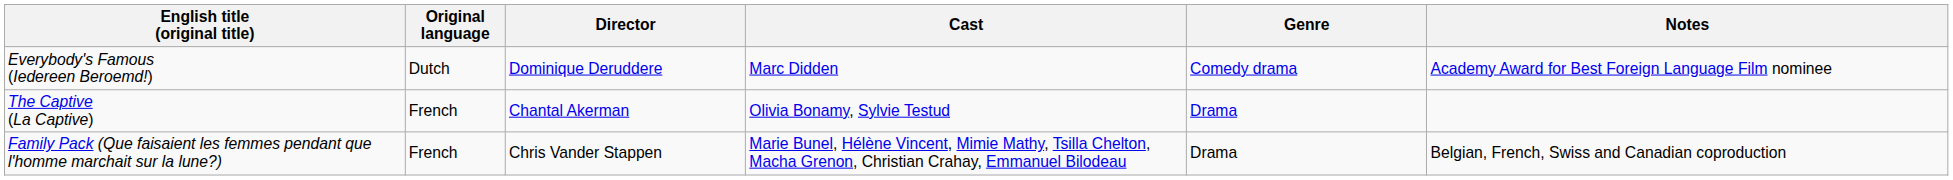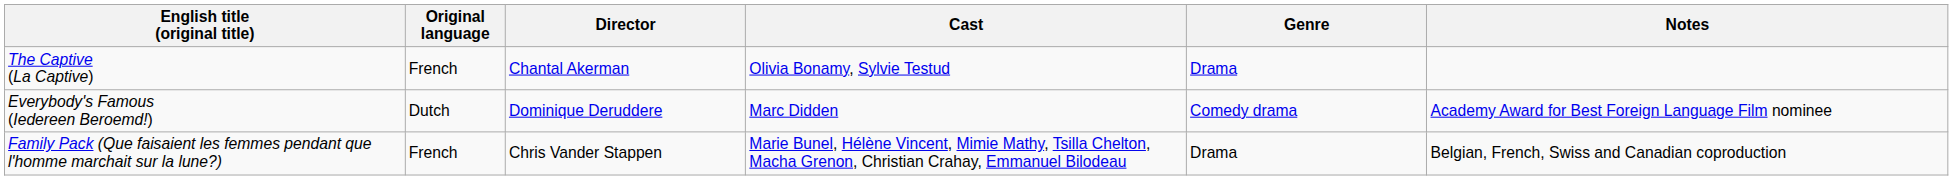rows swapped: (51, 110) <-> (81, 68)
